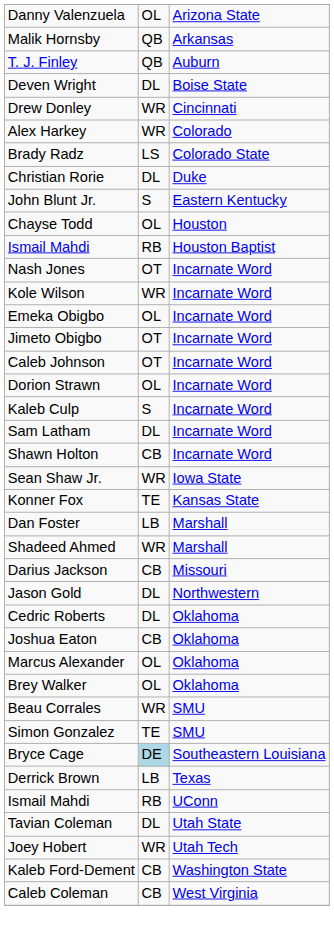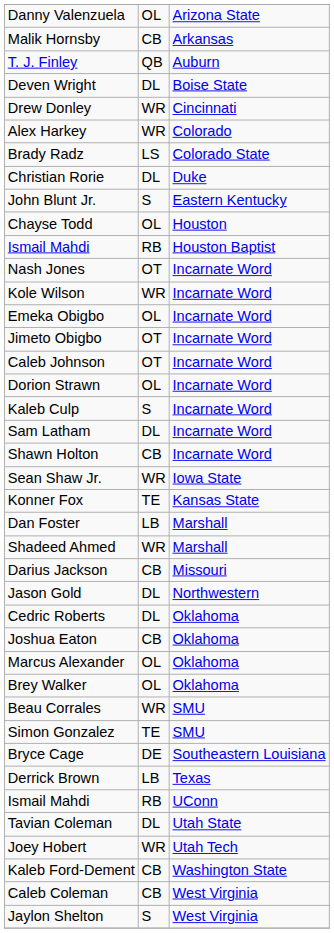(152, 39) QB -> (152, 39) CB
(152, 754) lightblue background -> (152, 754) no background
+ row: (56, 916)
